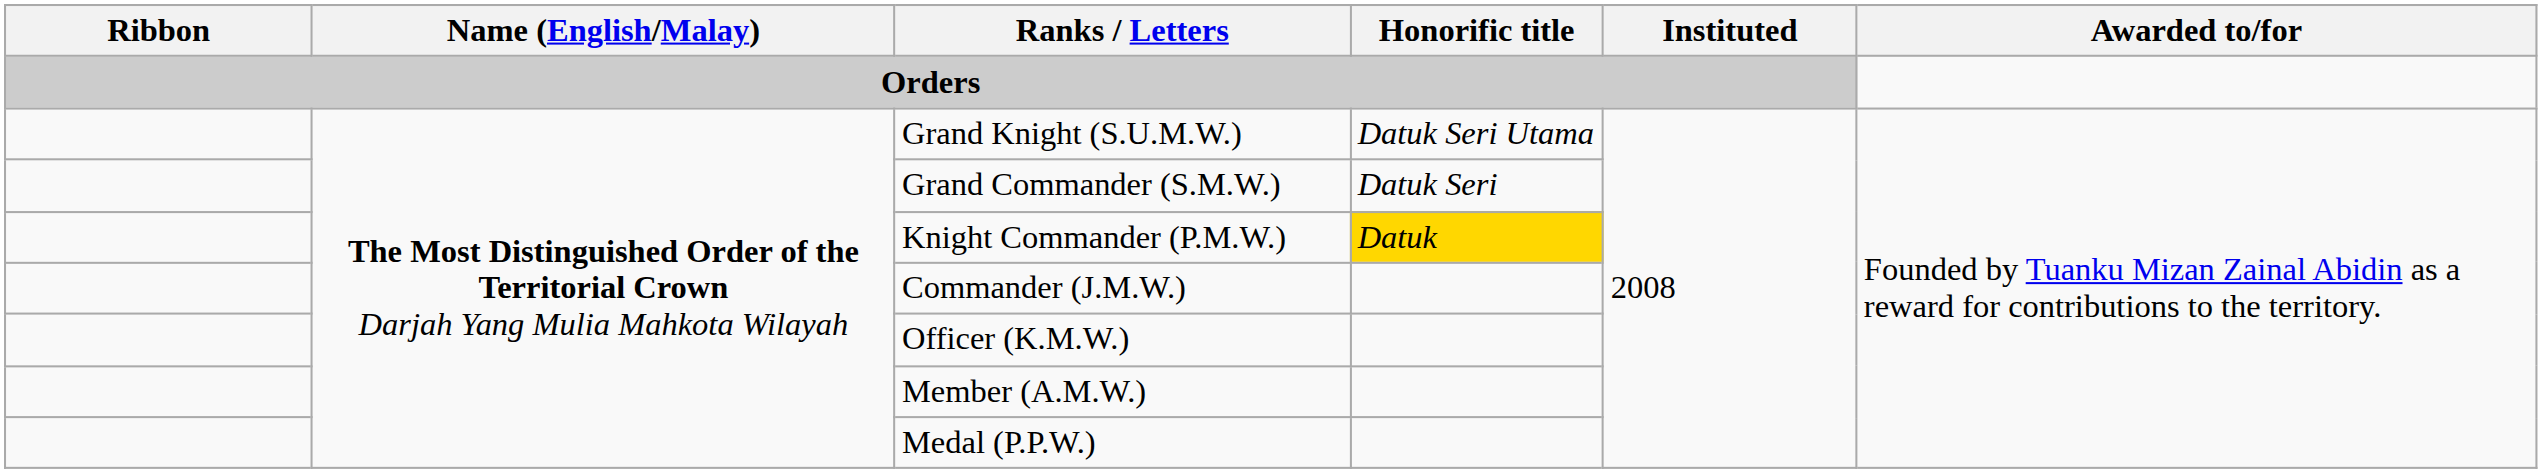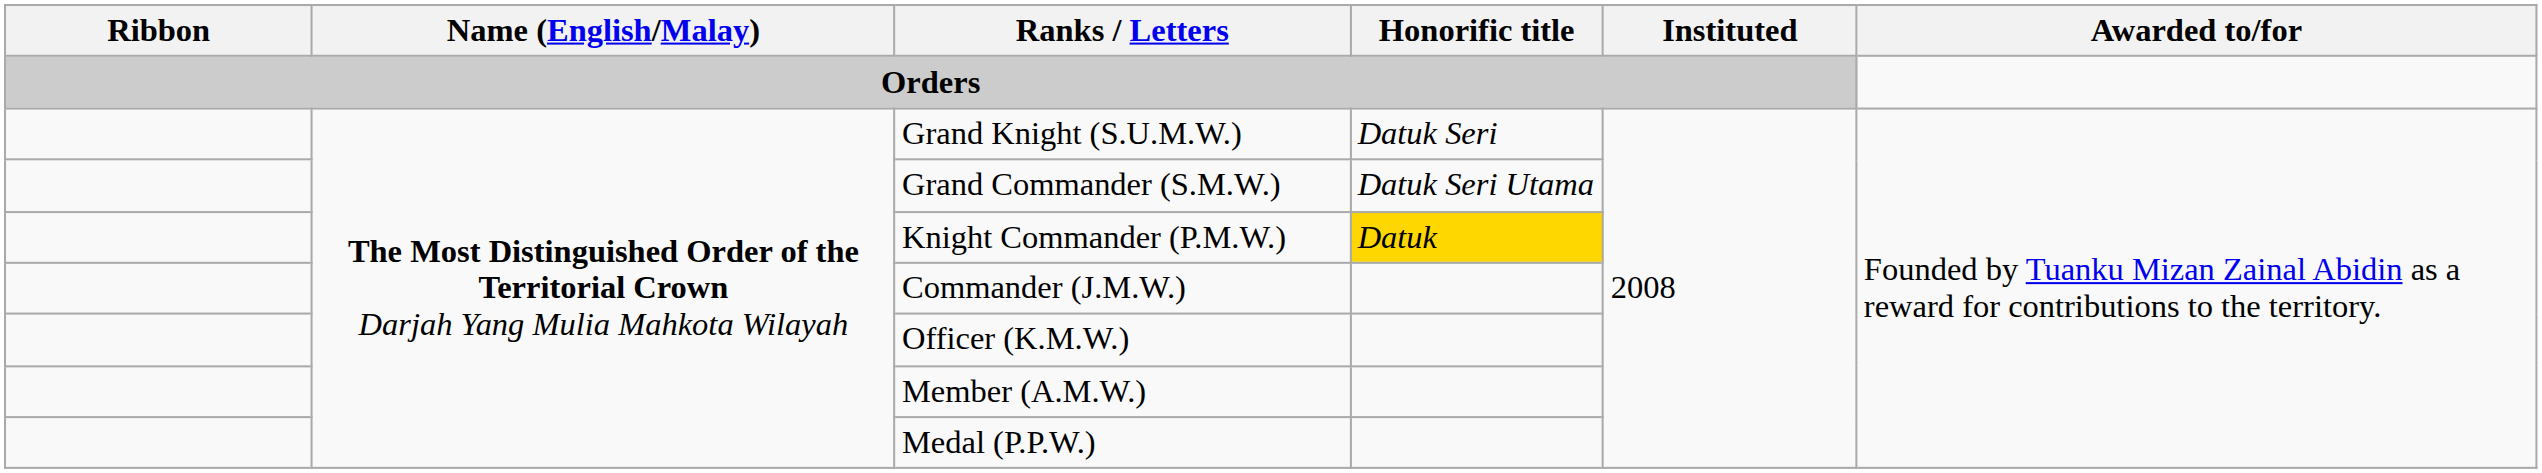(1476, 133) Datuk Seri Utama -> (1428, 133) Datuk Seri
(1428, 184) Datuk Seri -> (1476, 184) Datuk Seri Utama
